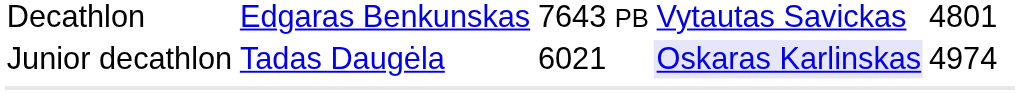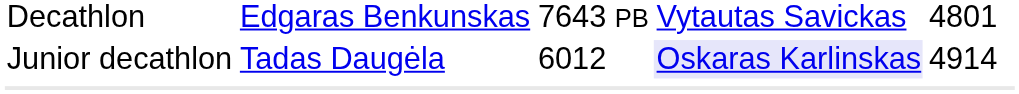(572, 58) 6021 -> (572, 58) 6012
(963, 58) 4974 -> (963, 58) 4914
